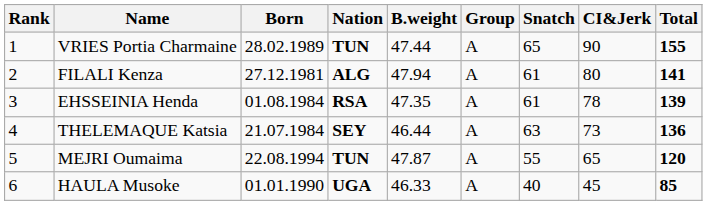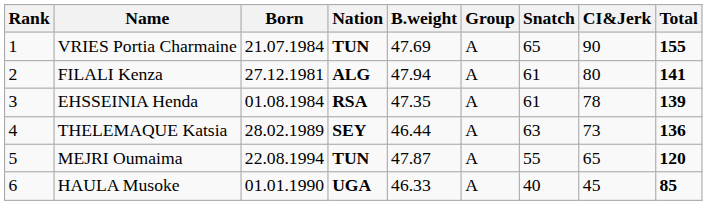(284, 46) 28.02.1989 -> (284, 46) 21.07.1984
(411, 46) 47.44 -> (411, 46) 47.69
(284, 130) 21.07.1984 -> (284, 130) 28.02.1989
